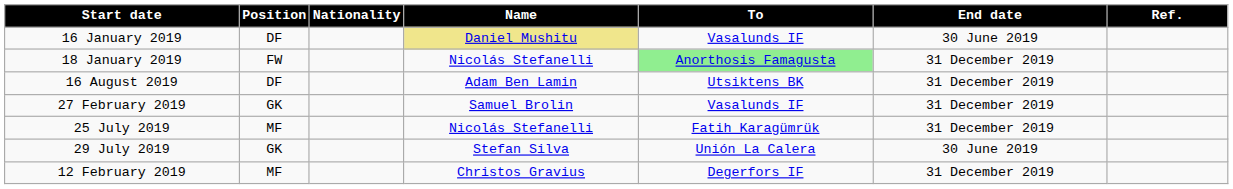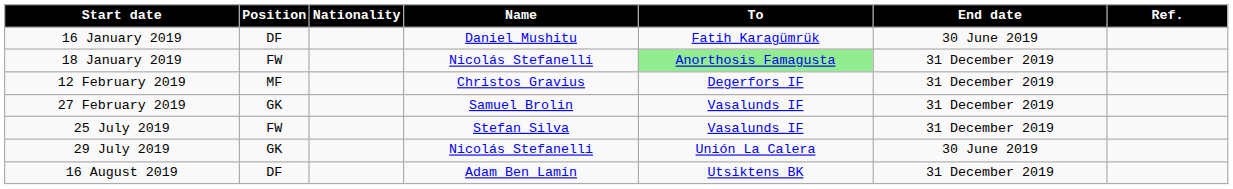(521, 38) khaki background -> (521, 38) no background
(756, 38) Vasalunds IF -> (756, 38) Fatih Karagümrük
rows swapped: (122, 172) <-> (122, 83)
(274, 128) MF -> (274, 128) FW
(521, 128) Nicolás Stefanelli -> (521, 128) Stefan Silva
(756, 128) Fatih Karagümrük -> (756, 128) Vasalunds IF
(521, 150) Stefan Silva -> (521, 150) Nicolás Stefanelli
